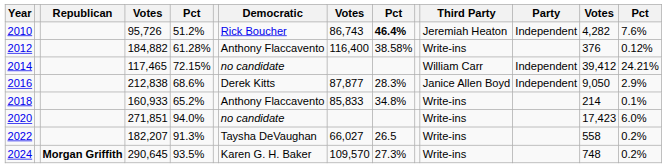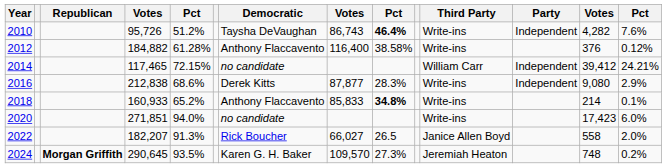(254, 31) Rick Boucher -> (269, 31) Taysha DeVaughan
(465, 31) Jeremiah Heaton -> (444, 31) Write-ins
(466, 83) Janice Allen Boyd -> (444, 83) Write-ins
(596, 83) 9,050 -> (596, 83) 9,080
(391, 101) normal -> (391, 101) bold
(269, 136) Taysha DeVaughan -> (254, 136) Rick Boucher
(444, 136) Write-ins -> (466, 136) Janice Allen Boyd
(634, 136) 0.2% -> (634, 136) 2.0%
(444, 154) Write-ins -> (465, 154) Jeremiah Heaton
